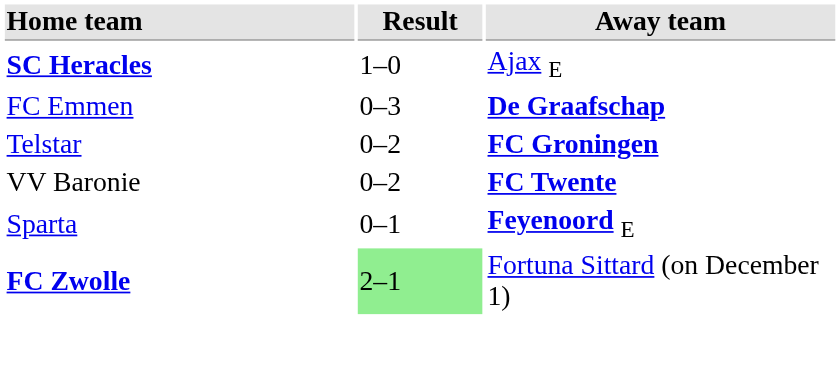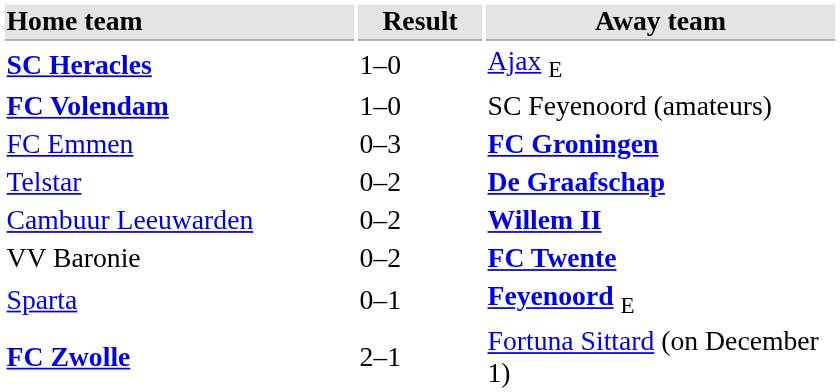+ row: (88, 106)
(576, 106) De Graafschap -> (573, 144) FC Groningen
(573, 144) FC Groningen -> (576, 182) De Graafschap
+ row: (130, 220)
(380, 281) lightgreen background -> (380, 357) no background
